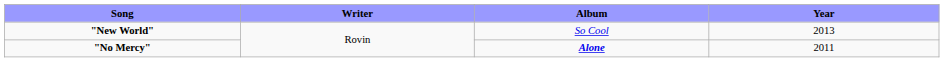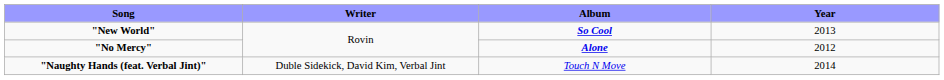(592, 30) normal -> (595, 30) bold
(824, 48) 2011 -> (825, 48) 2012
+ row: (123, 66)
